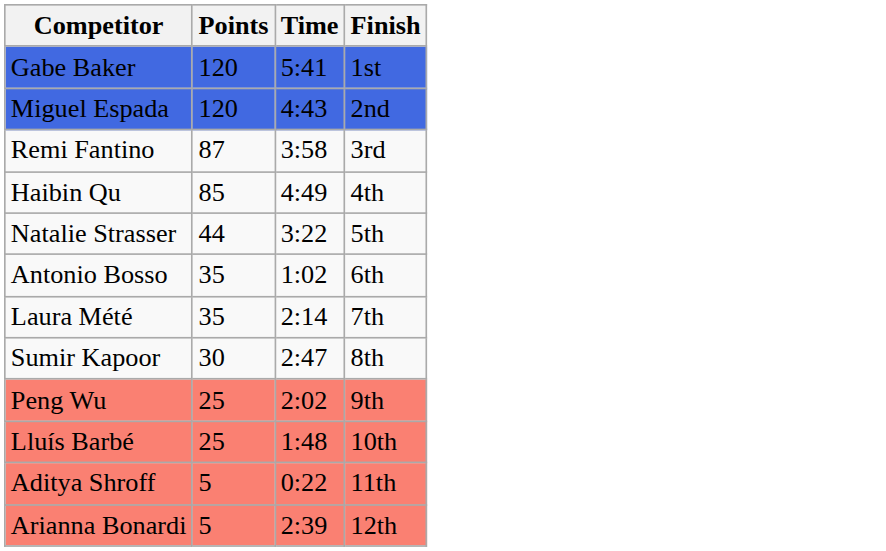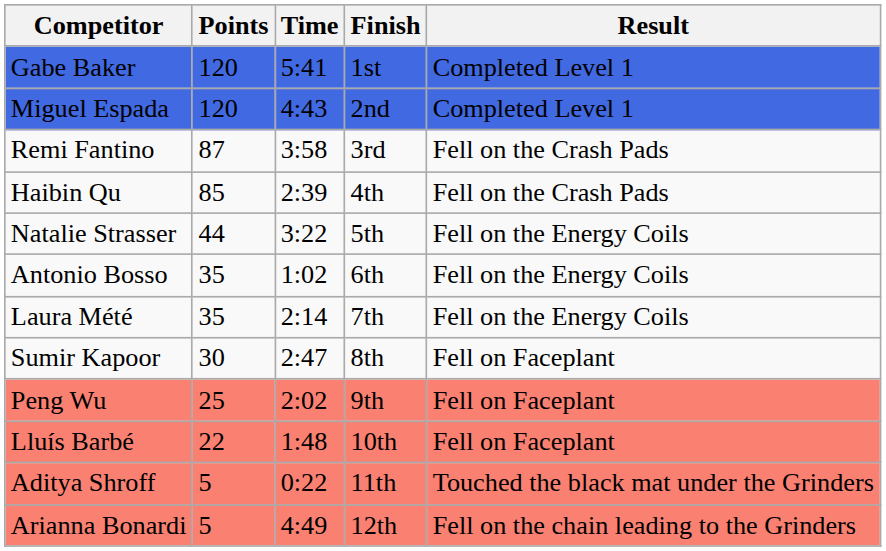+ column: (653, 25)
(304, 191) 4:49 -> (304, 191) 2:39
(212, 441) 25 -> (212, 441) 22
(304, 524) 2:39 -> (304, 524) 4:49
